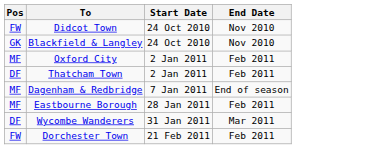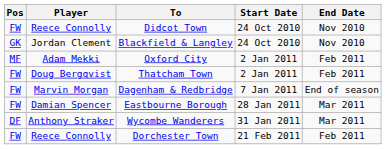+ column: (71, 12)
(15, 74) DF -> (15, 74) FW
(15, 89) MF -> (15, 89) FW
(15, 105) MF -> (15, 105) FW
(252, 105) Feb 2011 -> (342, 105) Mar 2011
